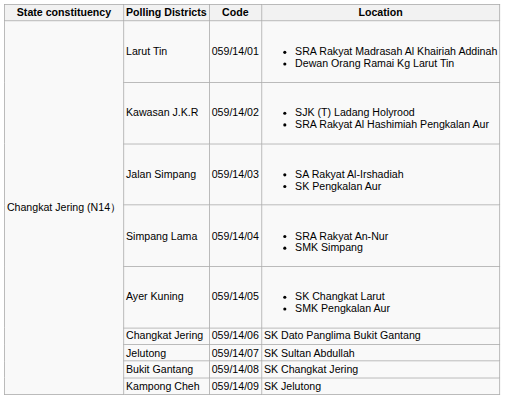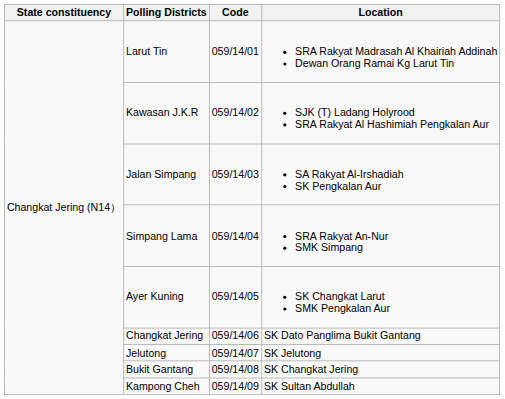(309, 352) SK Sultan Abdullah -> (293, 352) SK Jelutong
(293, 386) SK Jelutong -> (309, 386) SK Sultan Abdullah
